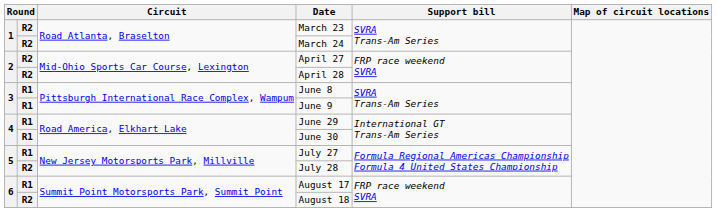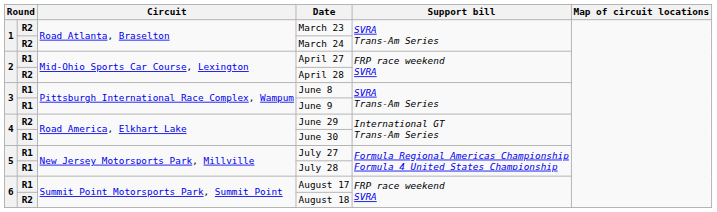(27, 59) R2 -> (27, 59) R1
(27, 122) R1 -> (27, 122) R2
(27, 169) R2 -> (27, 169) R1
